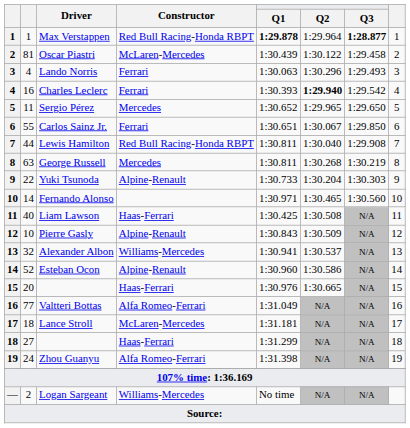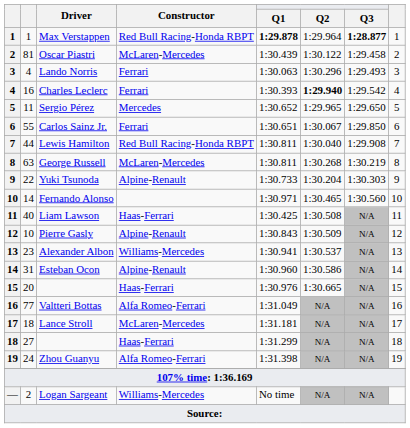(140, 161) Mercedes -> (162, 161) McLaren-Mercedes
(28, 251) 32 -> (28, 251) 23
(28, 269) 52 -> (28, 269) 31
